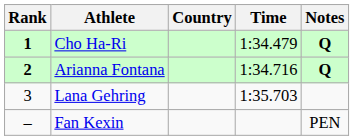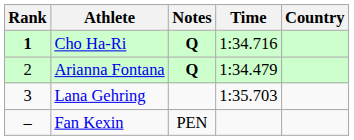columns swapped: (202, 17) <-> (325, 17)
(268, 43) 1:34.479 -> (248, 43) 1:34.716
(28, 69) bold -> (28, 69) normal
(268, 69) 1:34.716 -> (248, 69) 1:34.479
